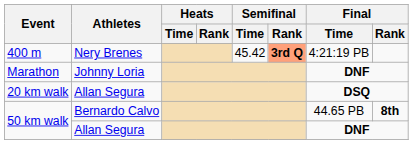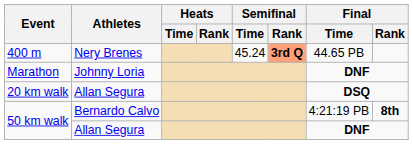(250, 53) 45.42 -> (250, 53) 45.24
(339, 53) 4:21:19 PB -> (339, 53) 44.65 PB
(339, 111) 44.65 PB -> (339, 111) 4:21:19 PB
